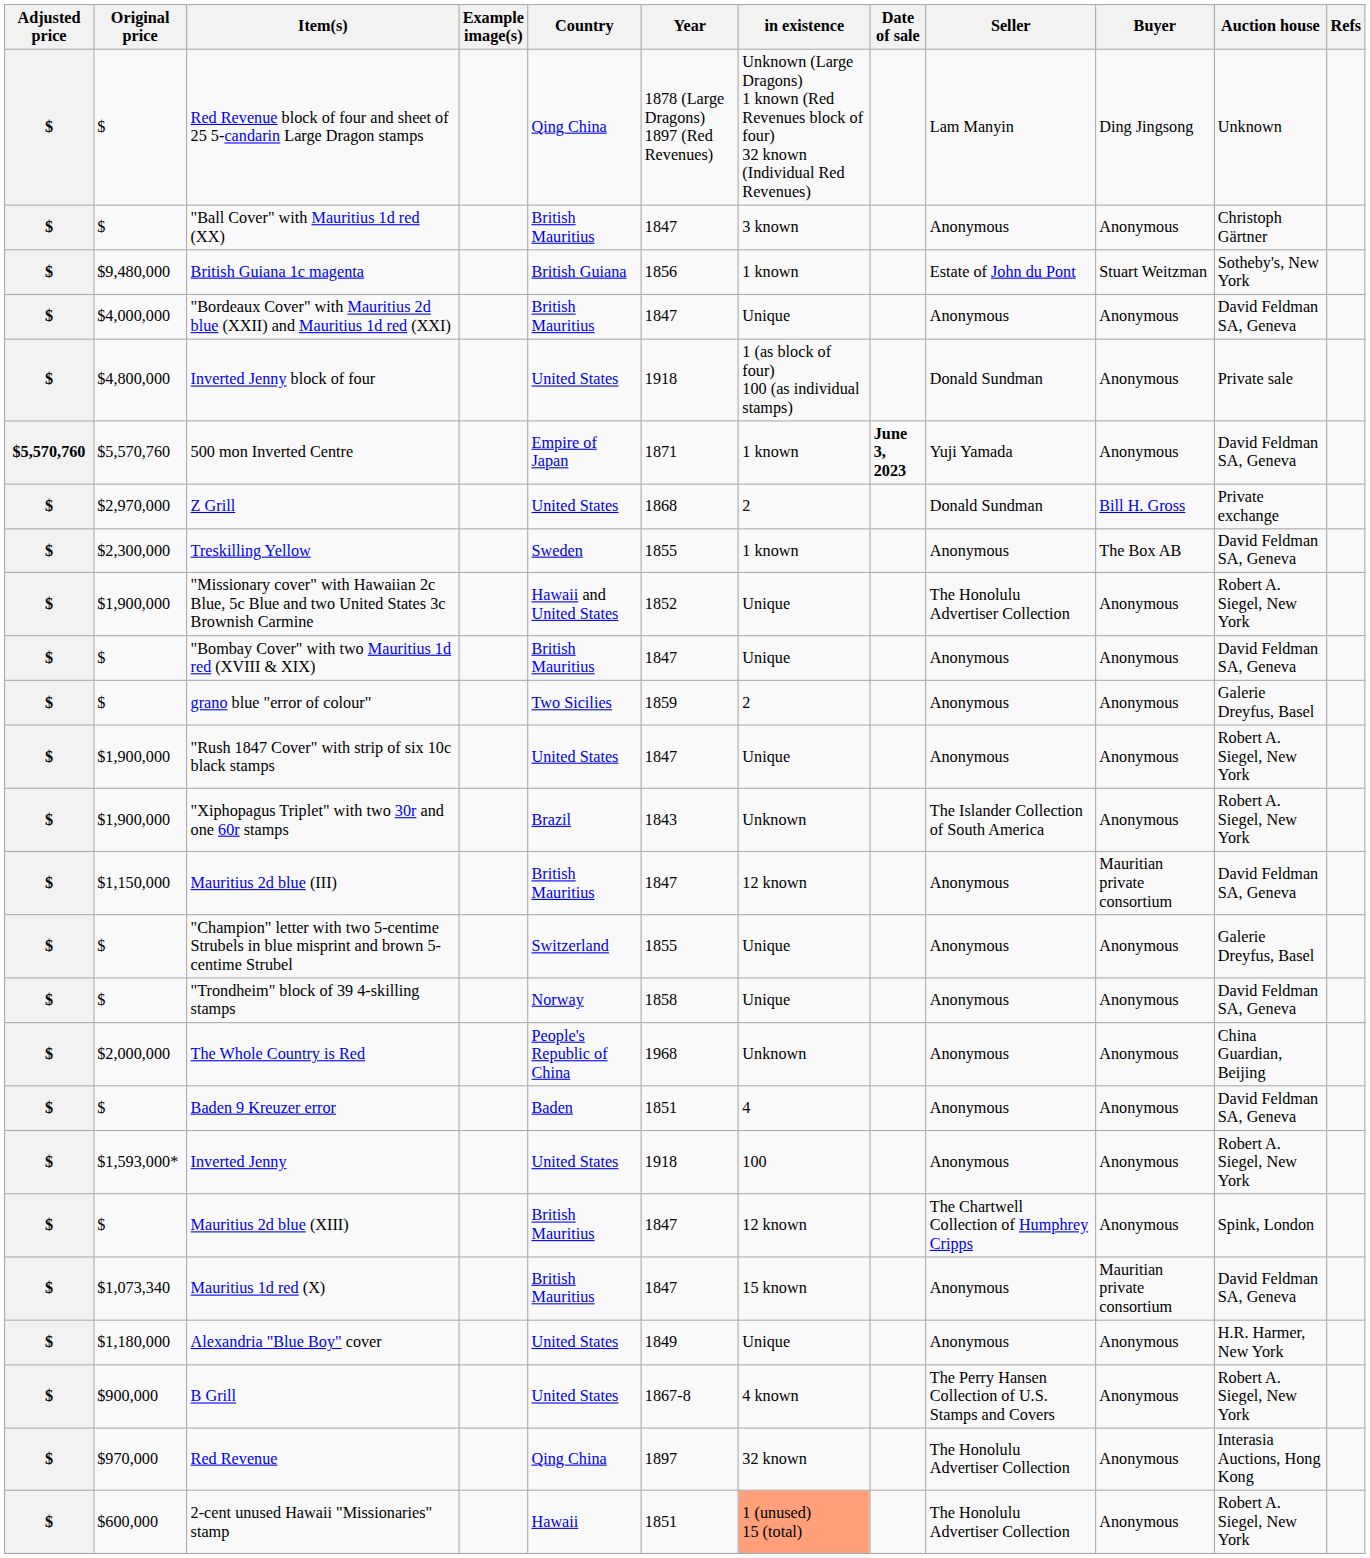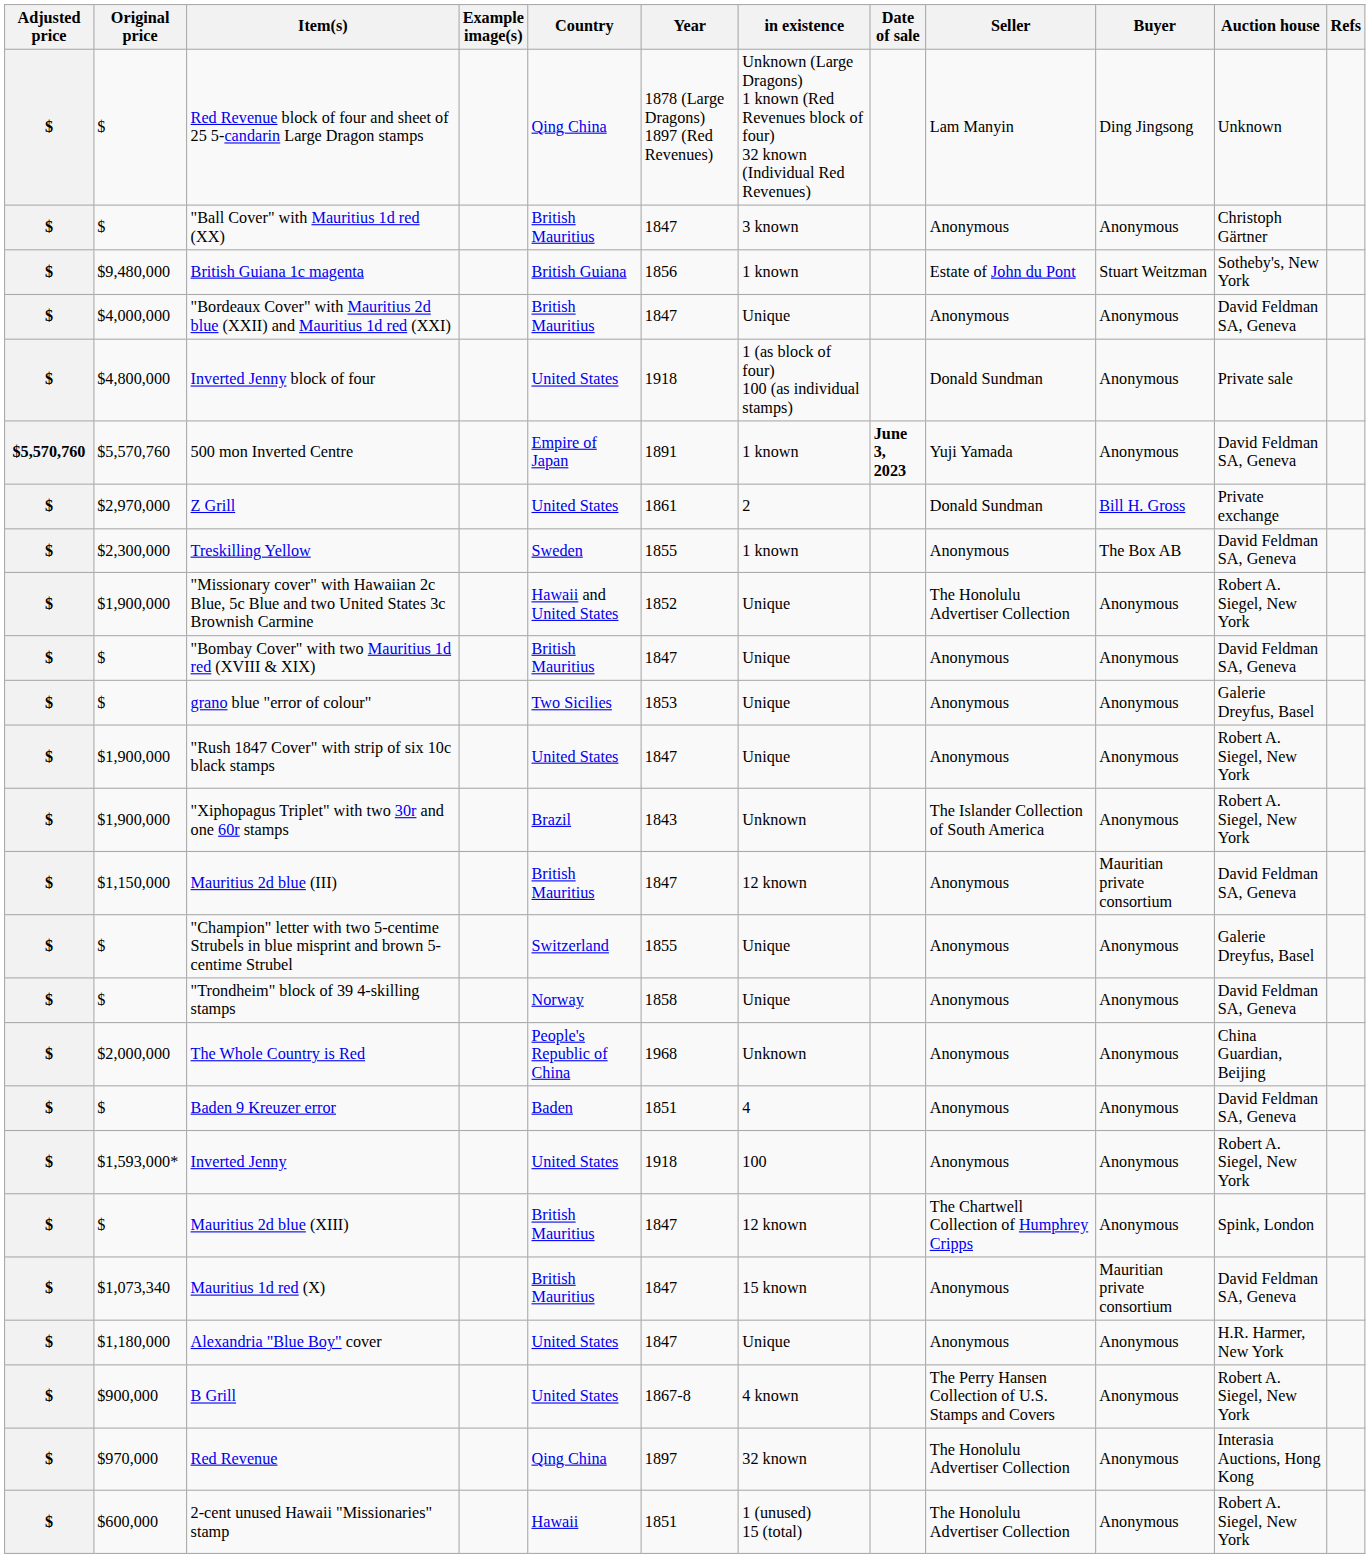(661, 451) 1871 -> (661, 451) 1891
(661, 505) 1868 -> (661, 505) 1861
(661, 702) 1859 -> (661, 702) 1853
(746, 702) 2 -> (766, 702) Unique
(661, 1341) 1849 -> (661, 1341) 1847
(777, 1522) lightsalmon background -> (777, 1522) no background
